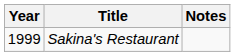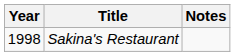(24, 39) 1999 -> (24, 39) 1998
